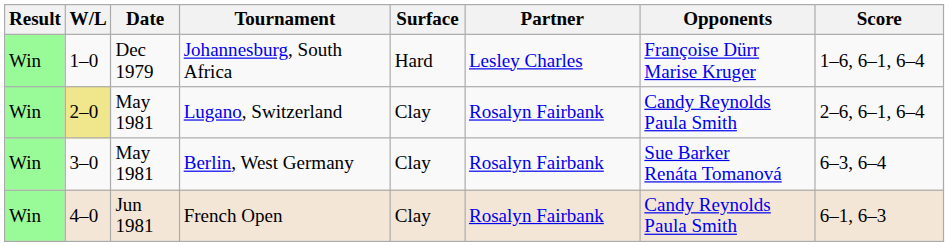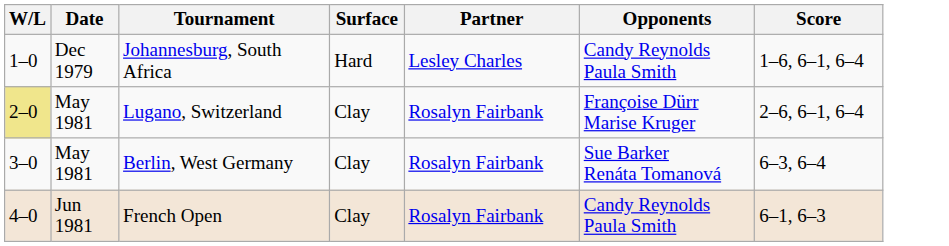- column: (35, 19)
(702, 60) Françoise Dürr Marise Kruger -> (647, 60) Candy Reynolds Paula Smith
(708, 112) Candy Reynolds Paula Smith -> (641, 112) Françoise Dürr Marise Kruger
